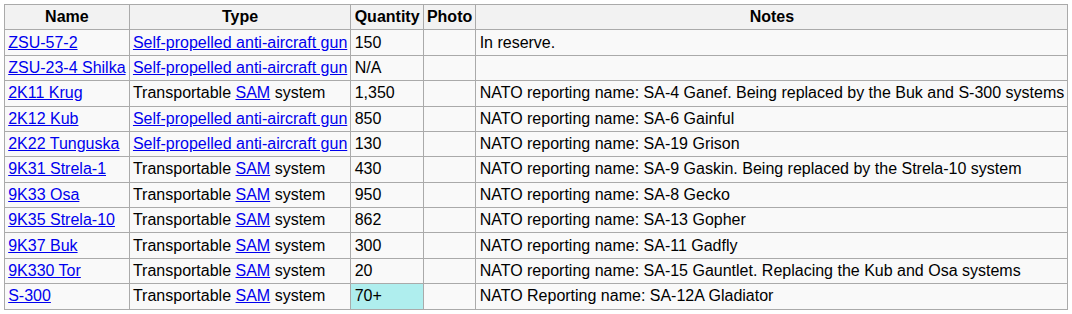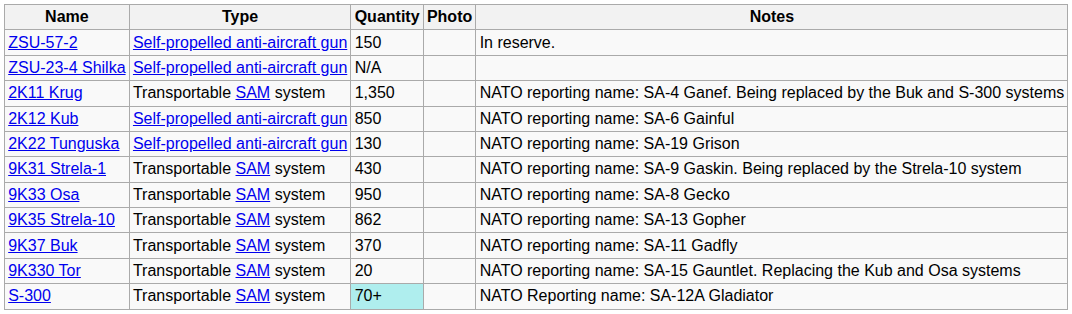(368, 245) 300 -> (368, 245) 370
